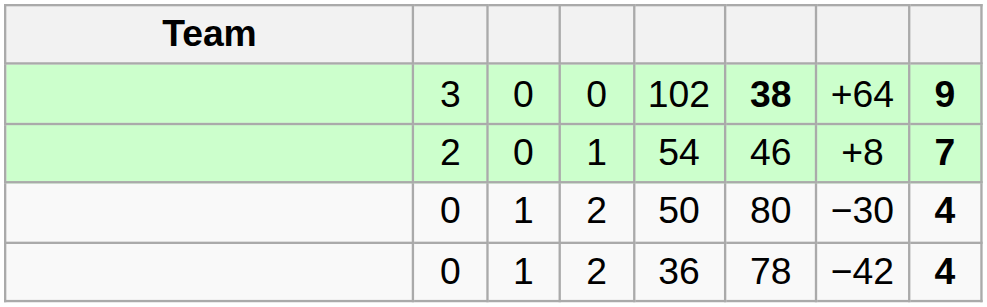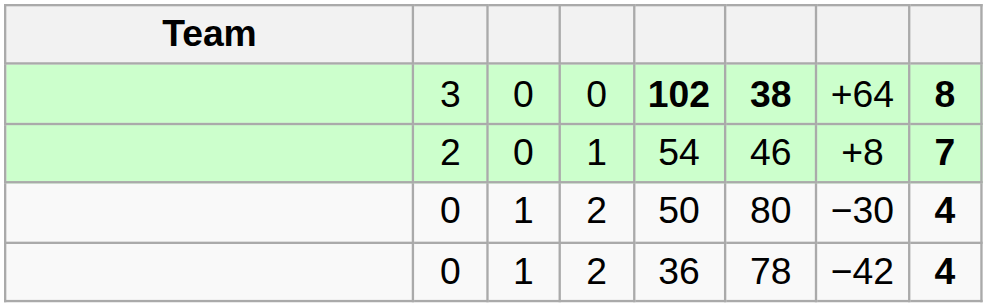(679, 93) normal -> (679, 93) bold
(945, 93) 9 -> (945, 93) 8
